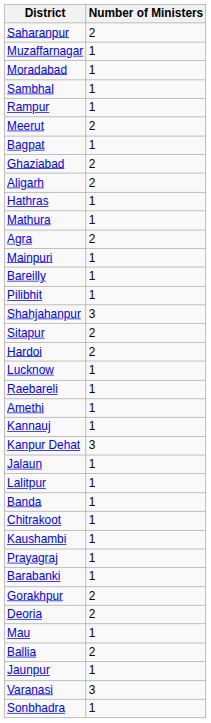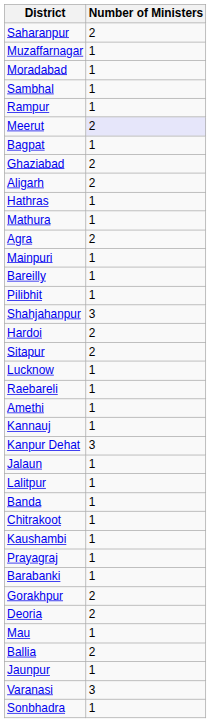(92, 126) no background -> (92, 126) lavender background
rows swapped: (26, 333) <-> (25, 351)
